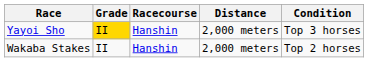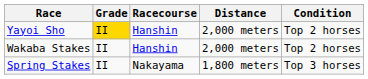(322, 30) Top 3 horses -> (322, 30) Top 2 horses
+ row: (49, 65)
